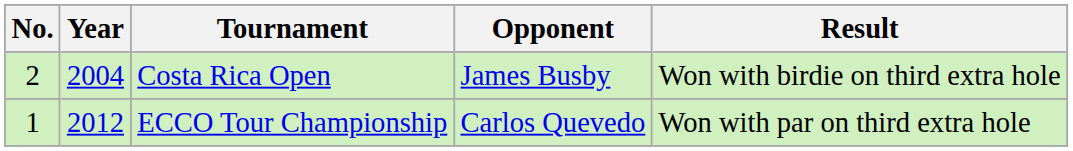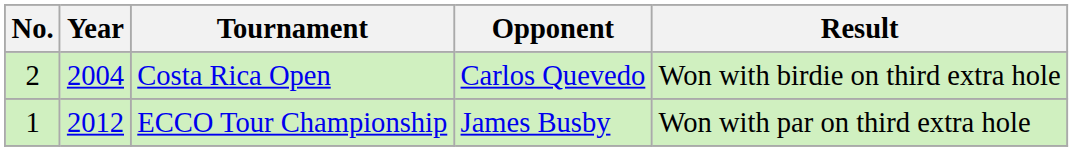(535, 75) James Busby -> (553, 75) Carlos Quevedo
(553, 122) Carlos Quevedo -> (535, 122) James Busby
